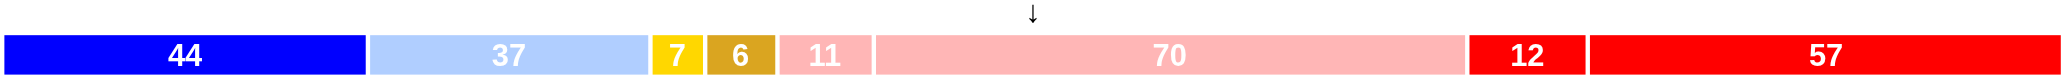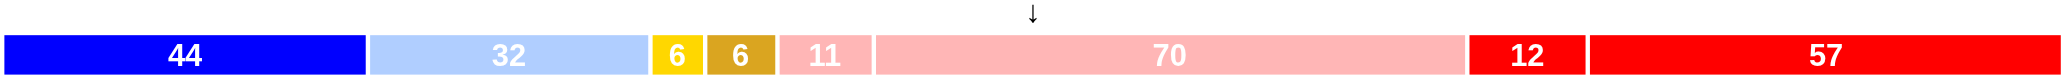(509, 55) 37 -> (509, 55) 32
(677, 55) 7 -> (677, 55) 6
